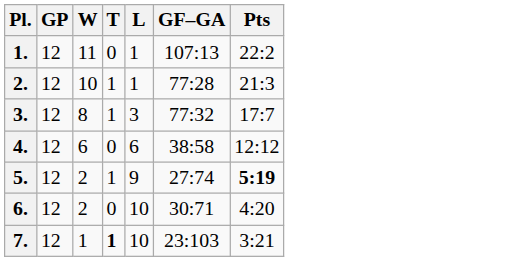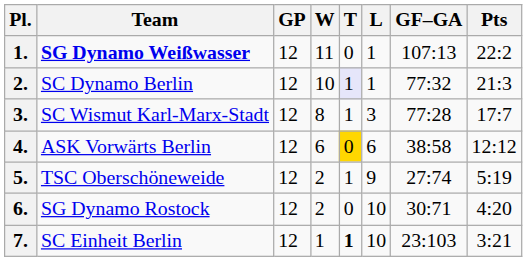+ column: (155, 20)
(112, 83) no background -> (349, 83) lavender background
(192, 83) 77:28 -> (429, 83) 77:32
(192, 114) 77:32 -> (429, 114) 77:28
(112, 146) no background -> (349, 146) gold background
(257, 177) bold -> (494, 177) normal
